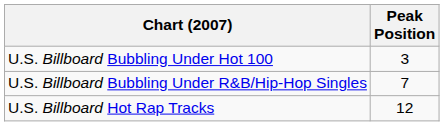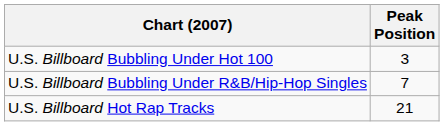(405, 108) 12 -> (405, 108) 21
